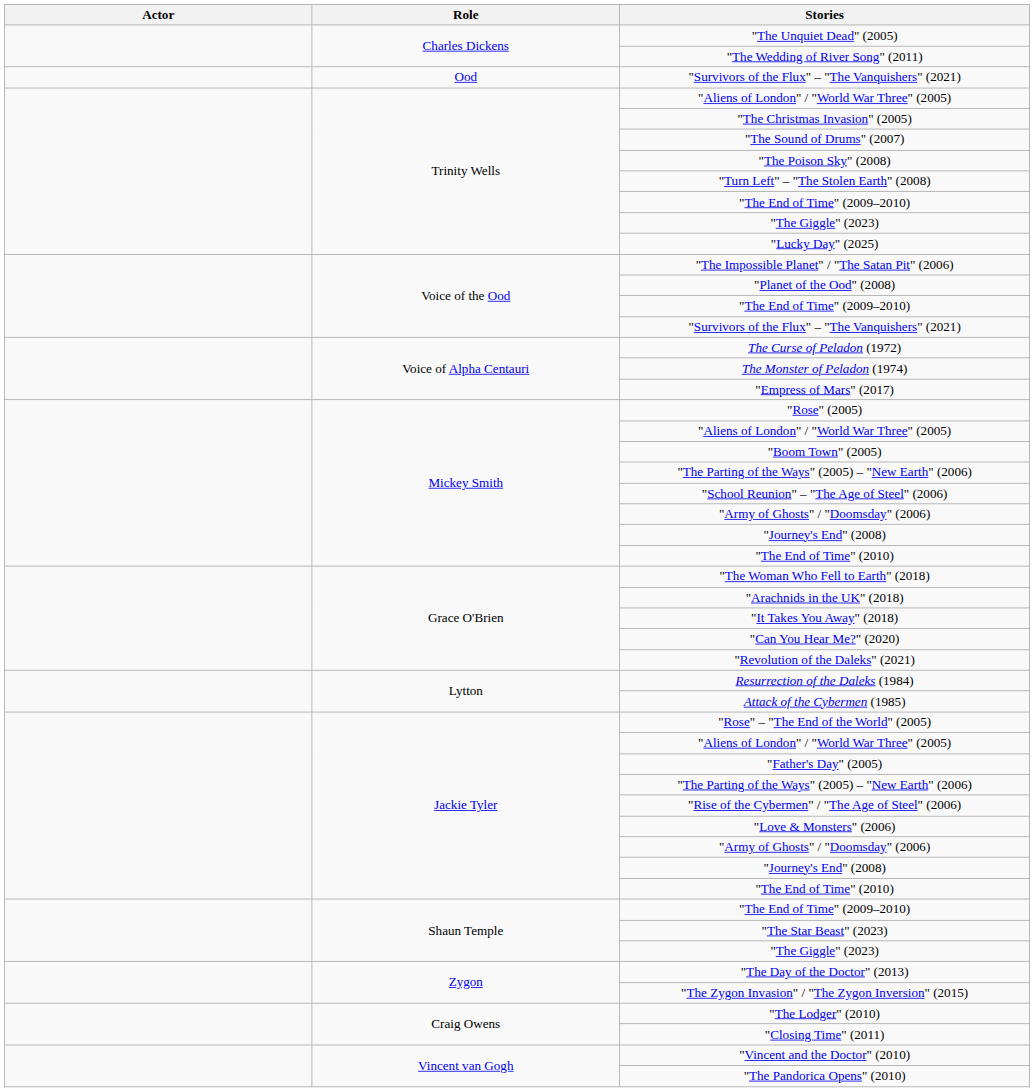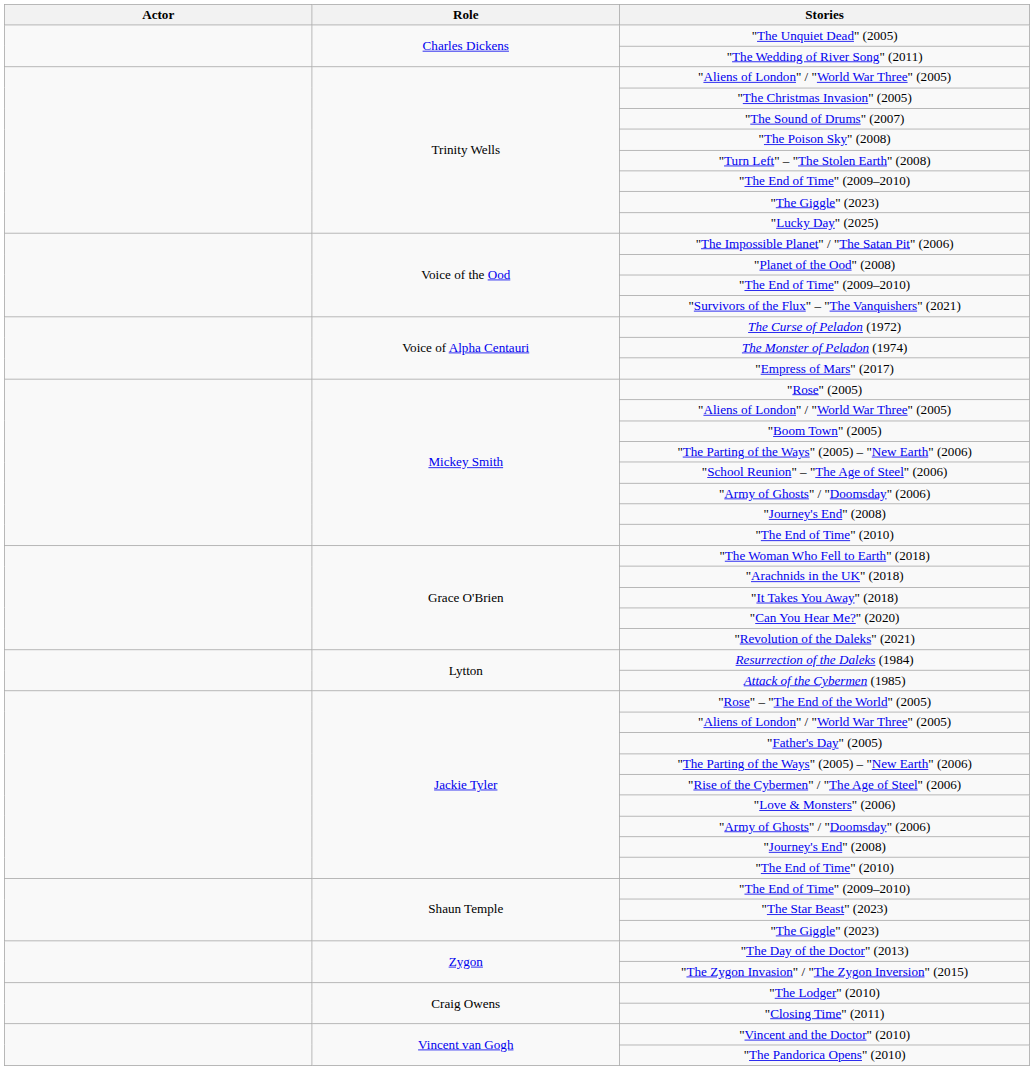- row: (466, 77)
